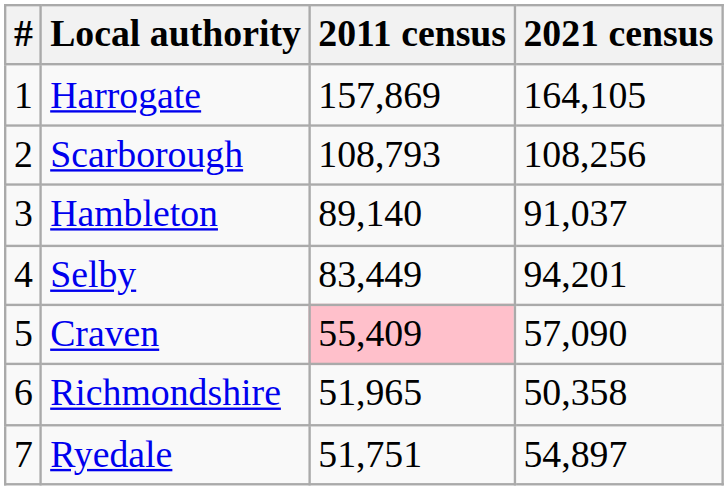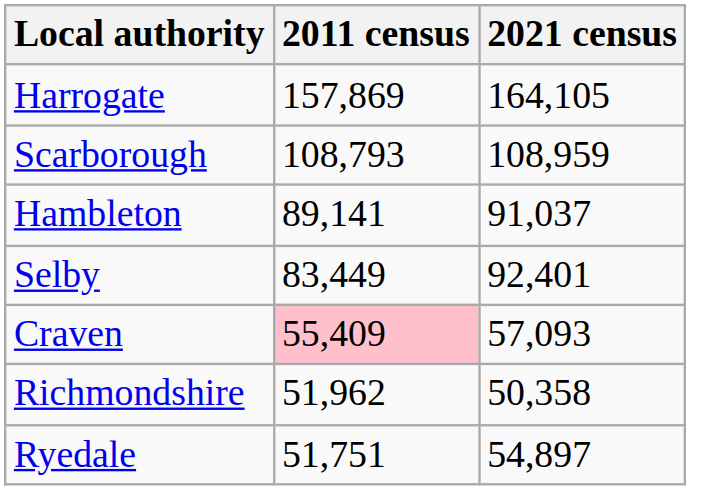- column: (23, 34)
(585, 154) 108,256 -> (549, 154) 108,959
(370, 214) 89,140 -> (334, 214) 89,141
(575, 273) 94,201 -> (539, 273) 92,401
(575, 333) 57,090 -> (539, 333) 57,093
(370, 393) 51,965 -> (334, 393) 51,962
